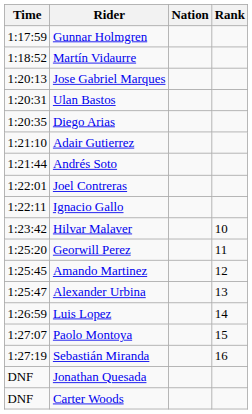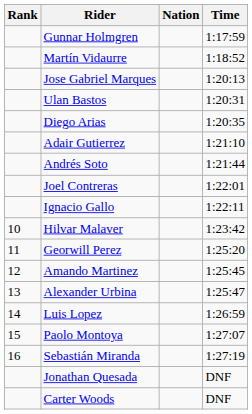columns swapped: (230, 15) <-> (27, 15)
